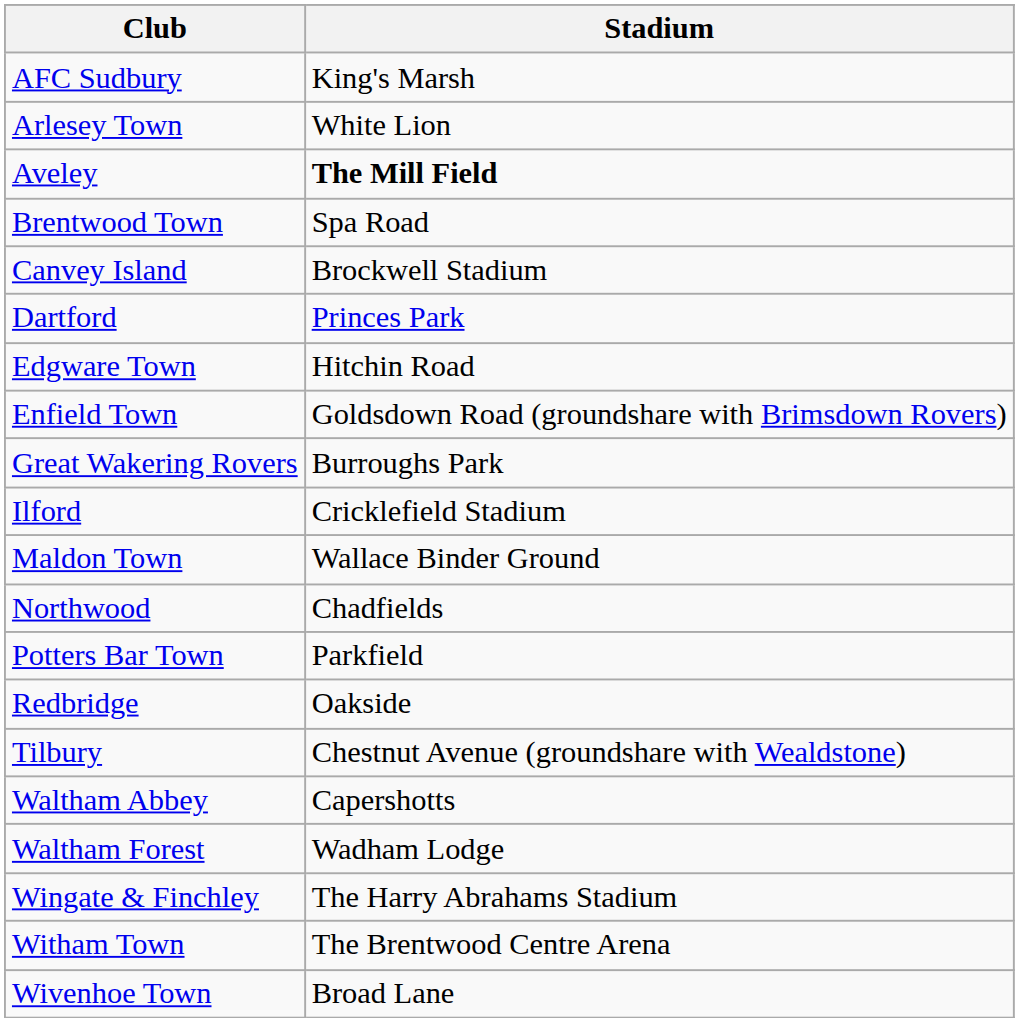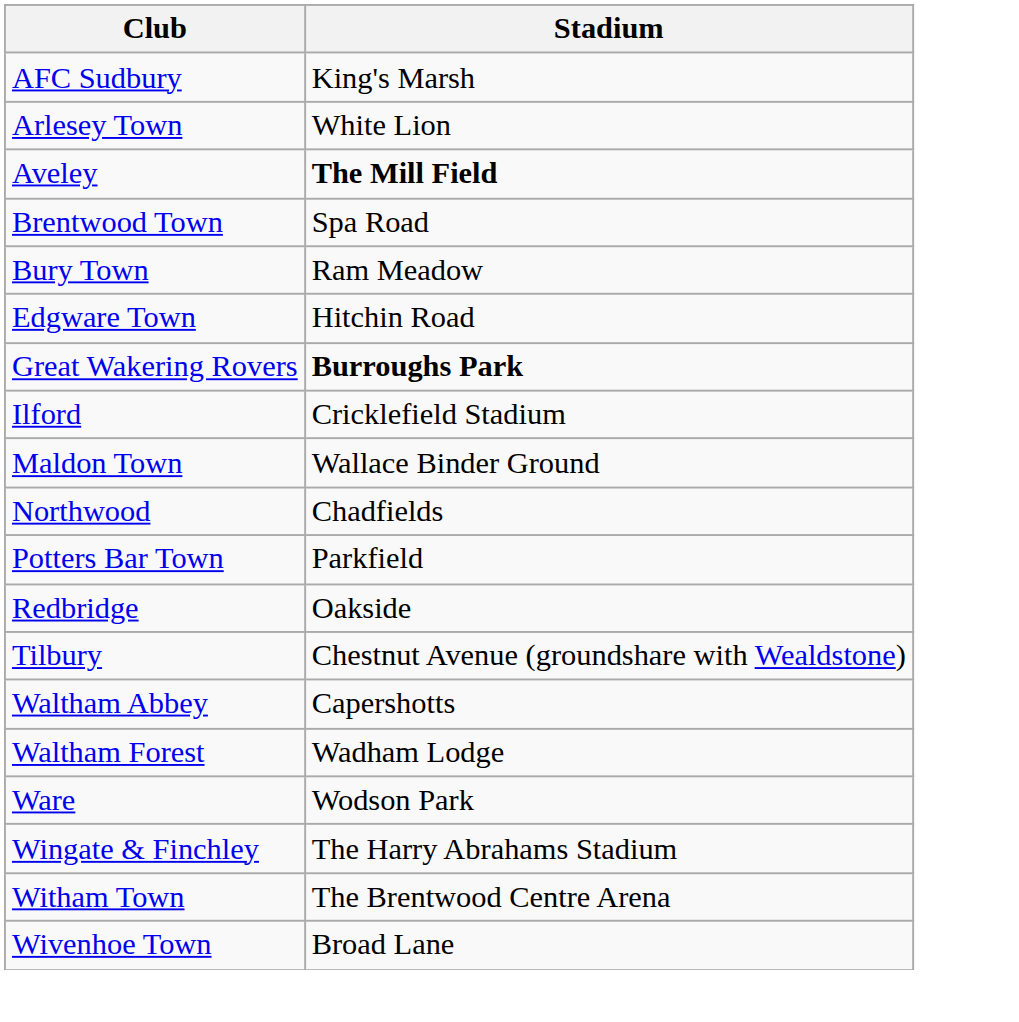+ row: (80, 269)
- row: (99, 269)
- row: (64, 317)
- row: (95, 414)
(408, 462) normal -> (417, 366) bold
+ row: (44, 800)
